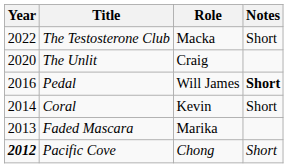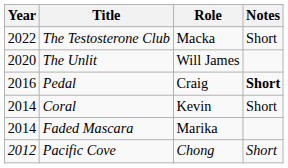(192, 60) Craig -> (208, 60) Will James
(208, 83) Will James -> (192, 83) Craig
(22, 128) 2013 -> (22, 128) 2014
(22, 151) bold -> (22, 151) normal
